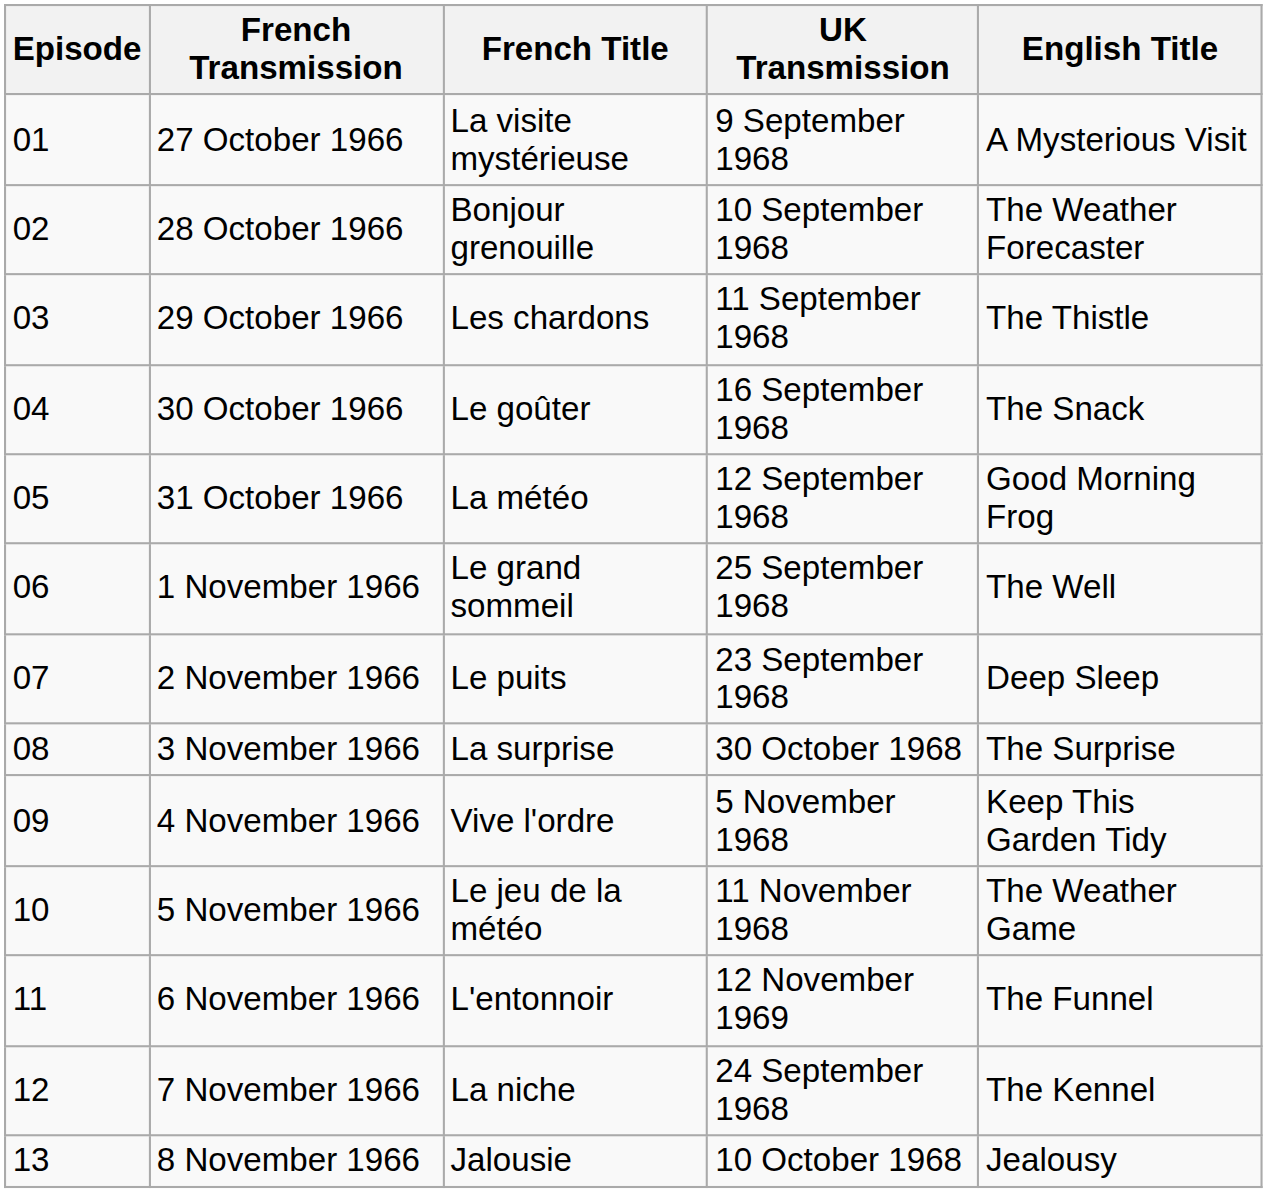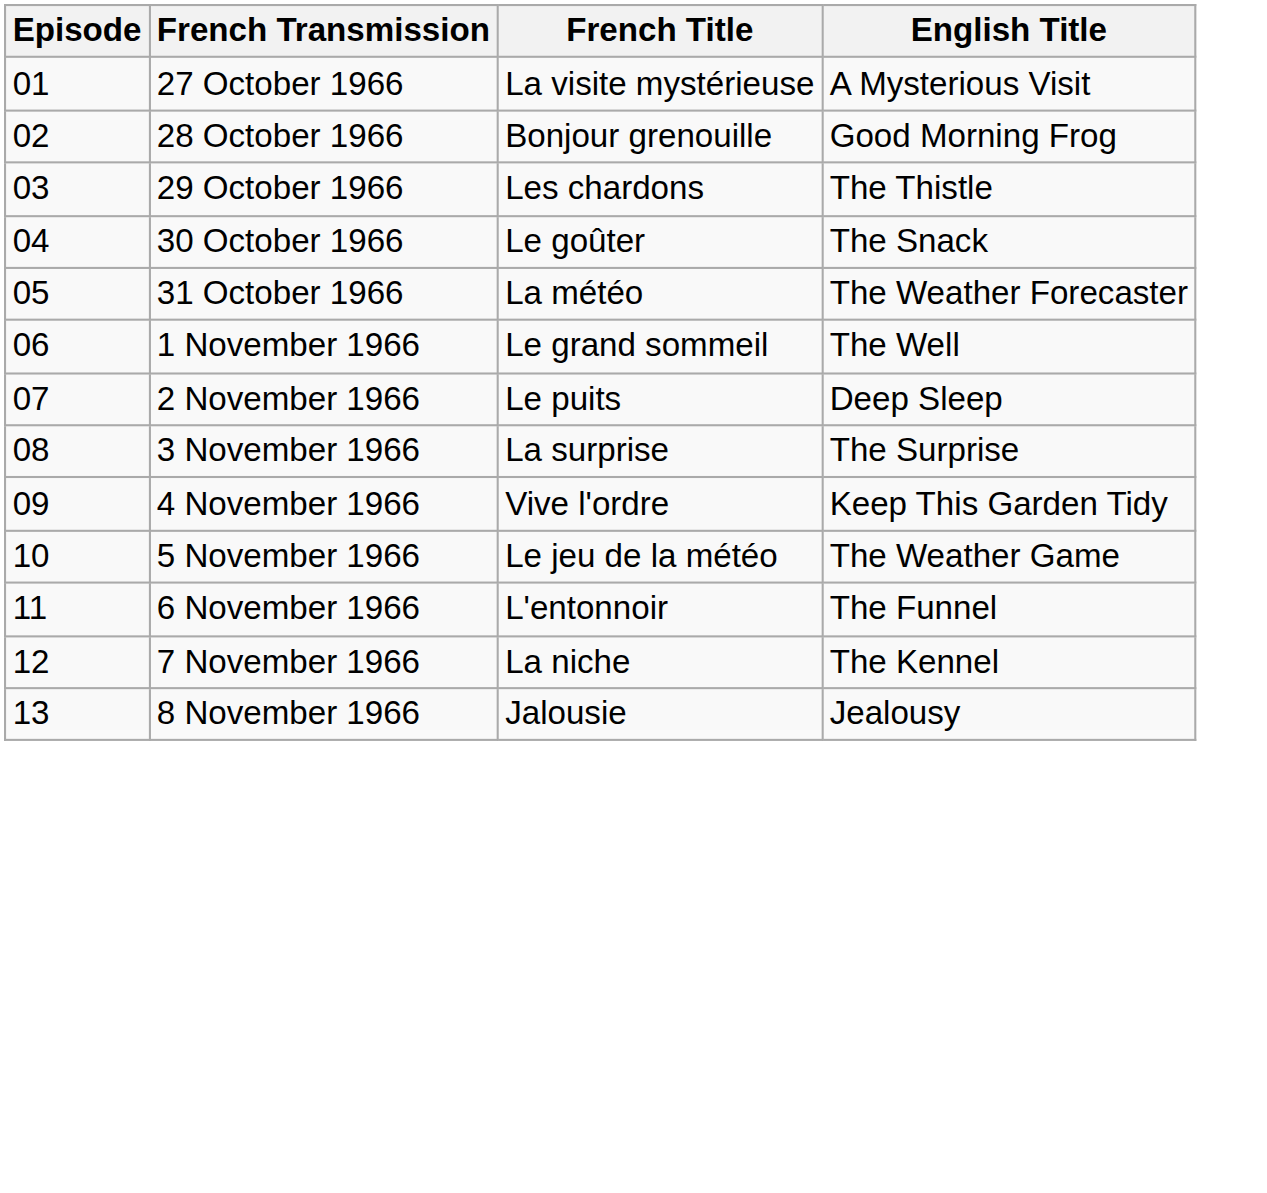- column: (843, 49)
(1081, 228) The Weather Forecaster -> (973, 135) Good Morning Frog
(1091, 498) Good Morning Frog -> (1009, 293) The Weather Forecaster
